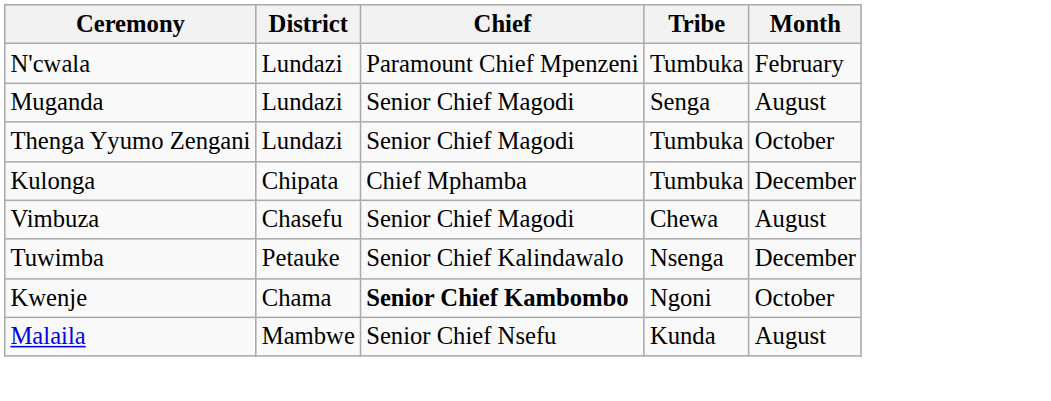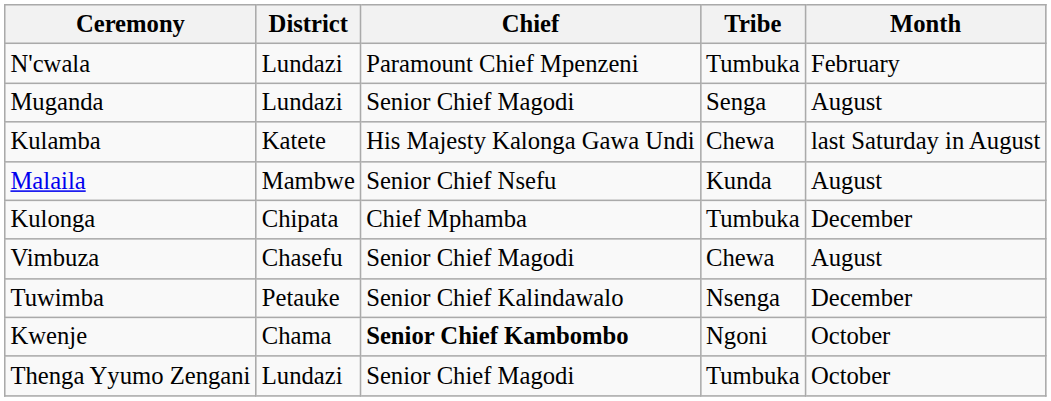+ row: (56, 141)
rows swapped: (130, 141) <-> (48, 336)
